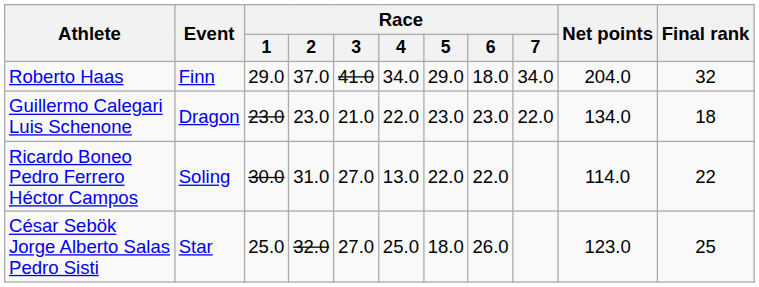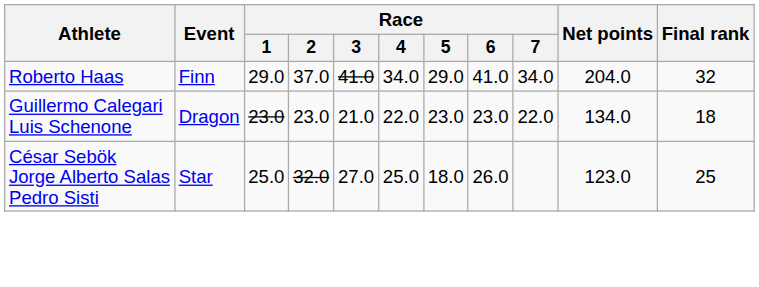(491, 77) 18.0 -> (491, 77) 41.0
- row: (73, 177)
